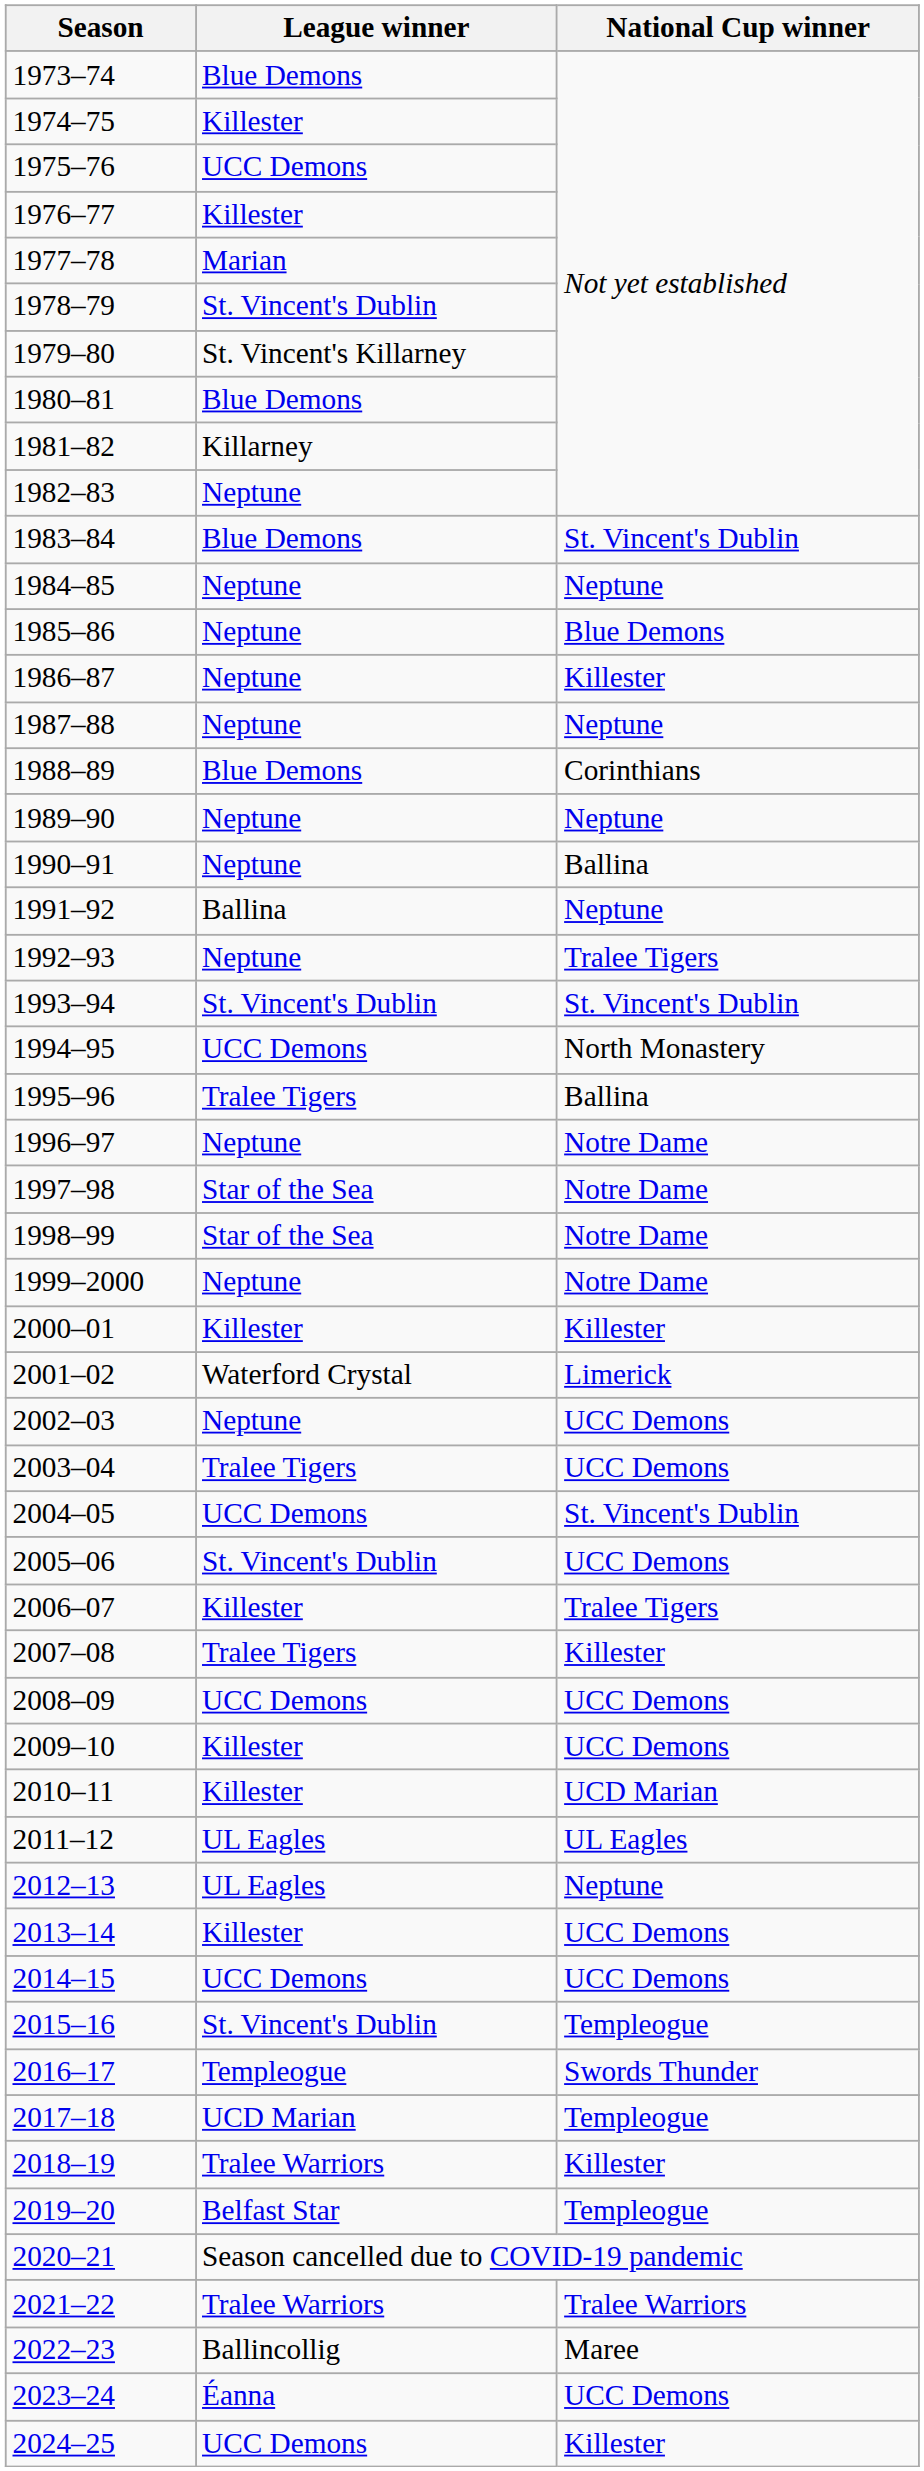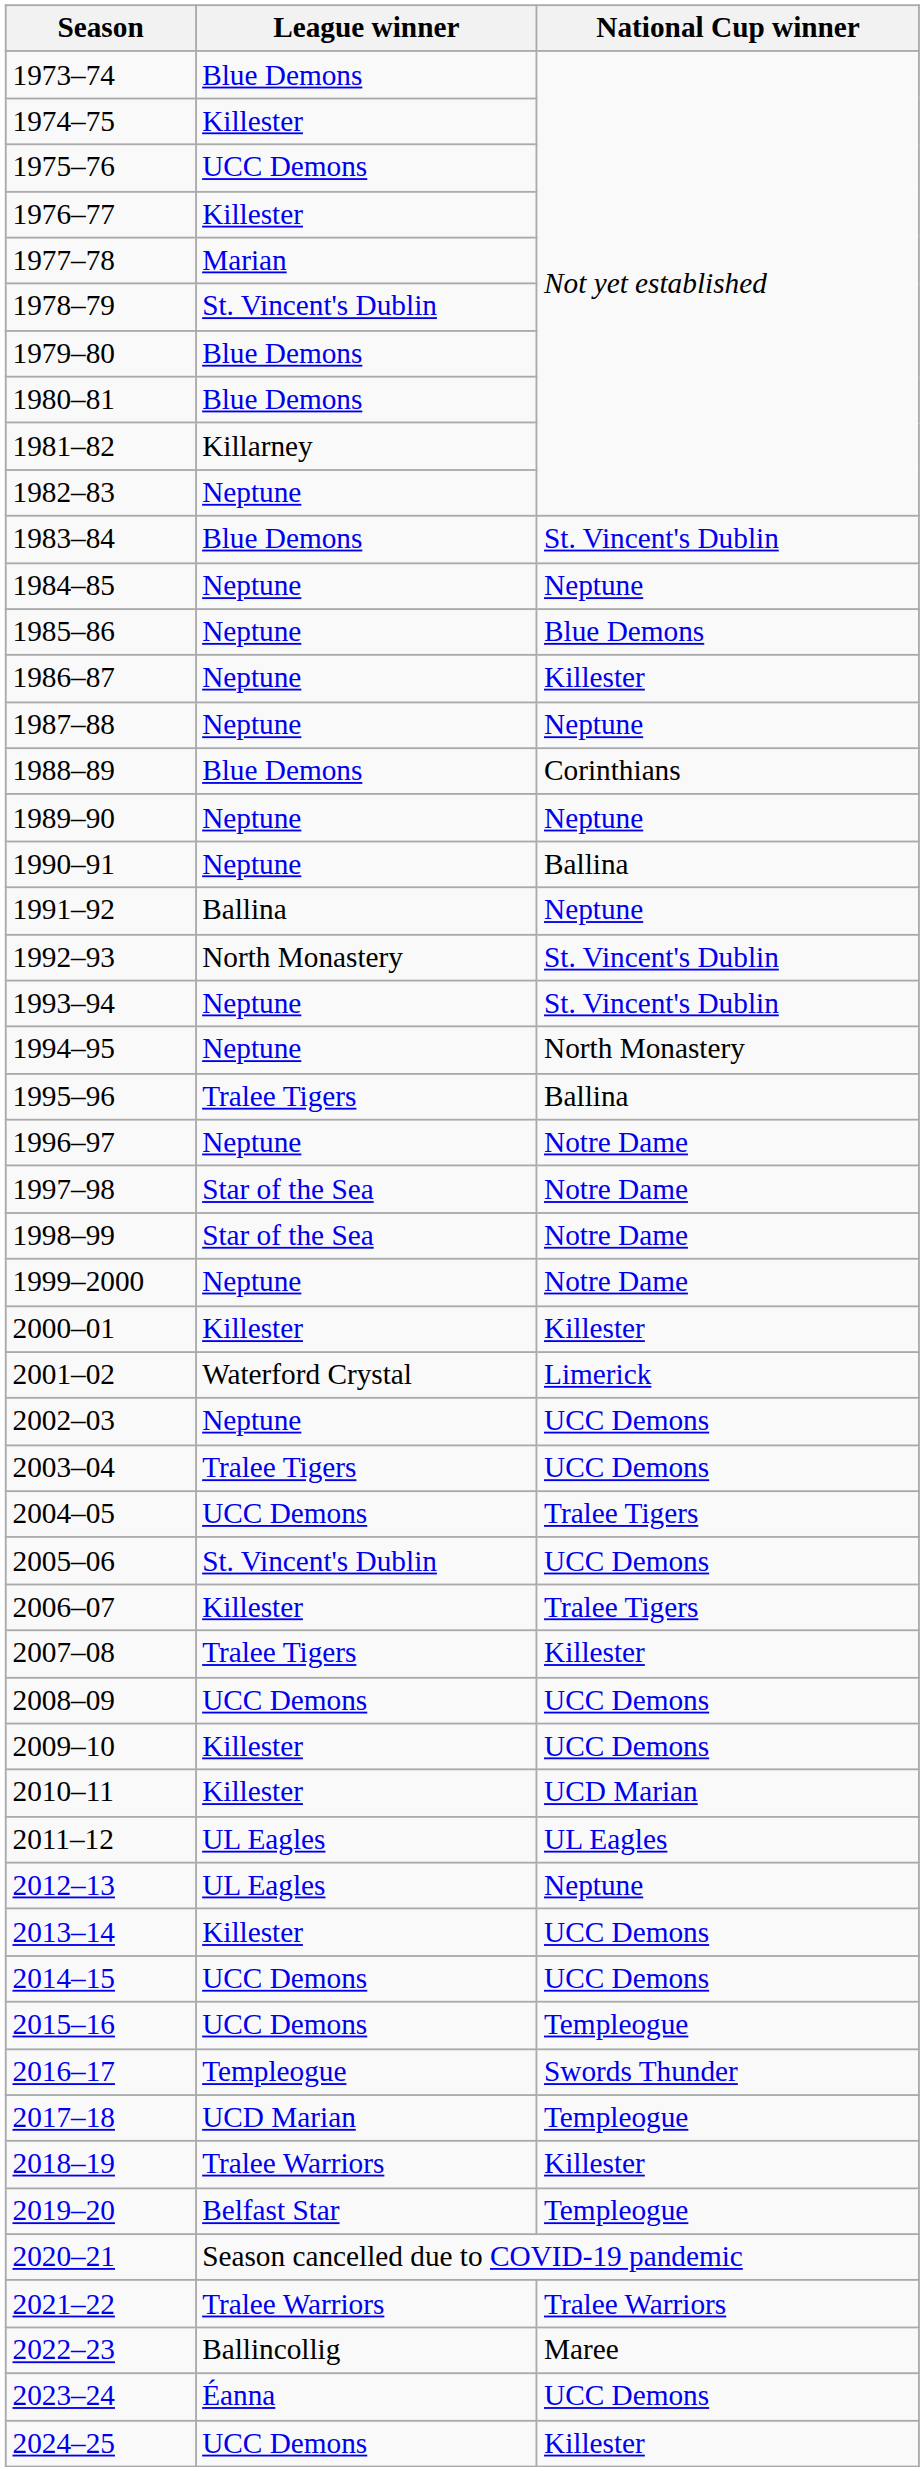(334, 353) St. Vincent's Killarney -> (282, 353) Blue Demons
(252, 956) Neptune -> (303, 956) North Monastery
(641, 956) Tralee Tigers -> (661, 956) St. Vincent's Dublin
(319, 1003) St. Vincent's Dublin -> (252, 1003) Neptune
(285, 1049) UCC Demons -> (252, 1049) Neptune
(682, 1513) St. Vincent's Dublin -> (621, 1513) Tralee Tigers
(319, 2024) St. Vincent's Dublin -> (285, 2024) UCC Demons
